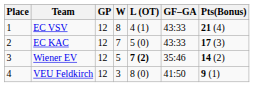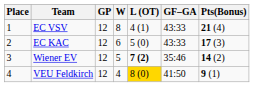(118, 43) 7 -> (118, 43) 6
(118, 74) 3 -> (118, 74) 4
(139, 74) no background -> (139, 74) gold background
